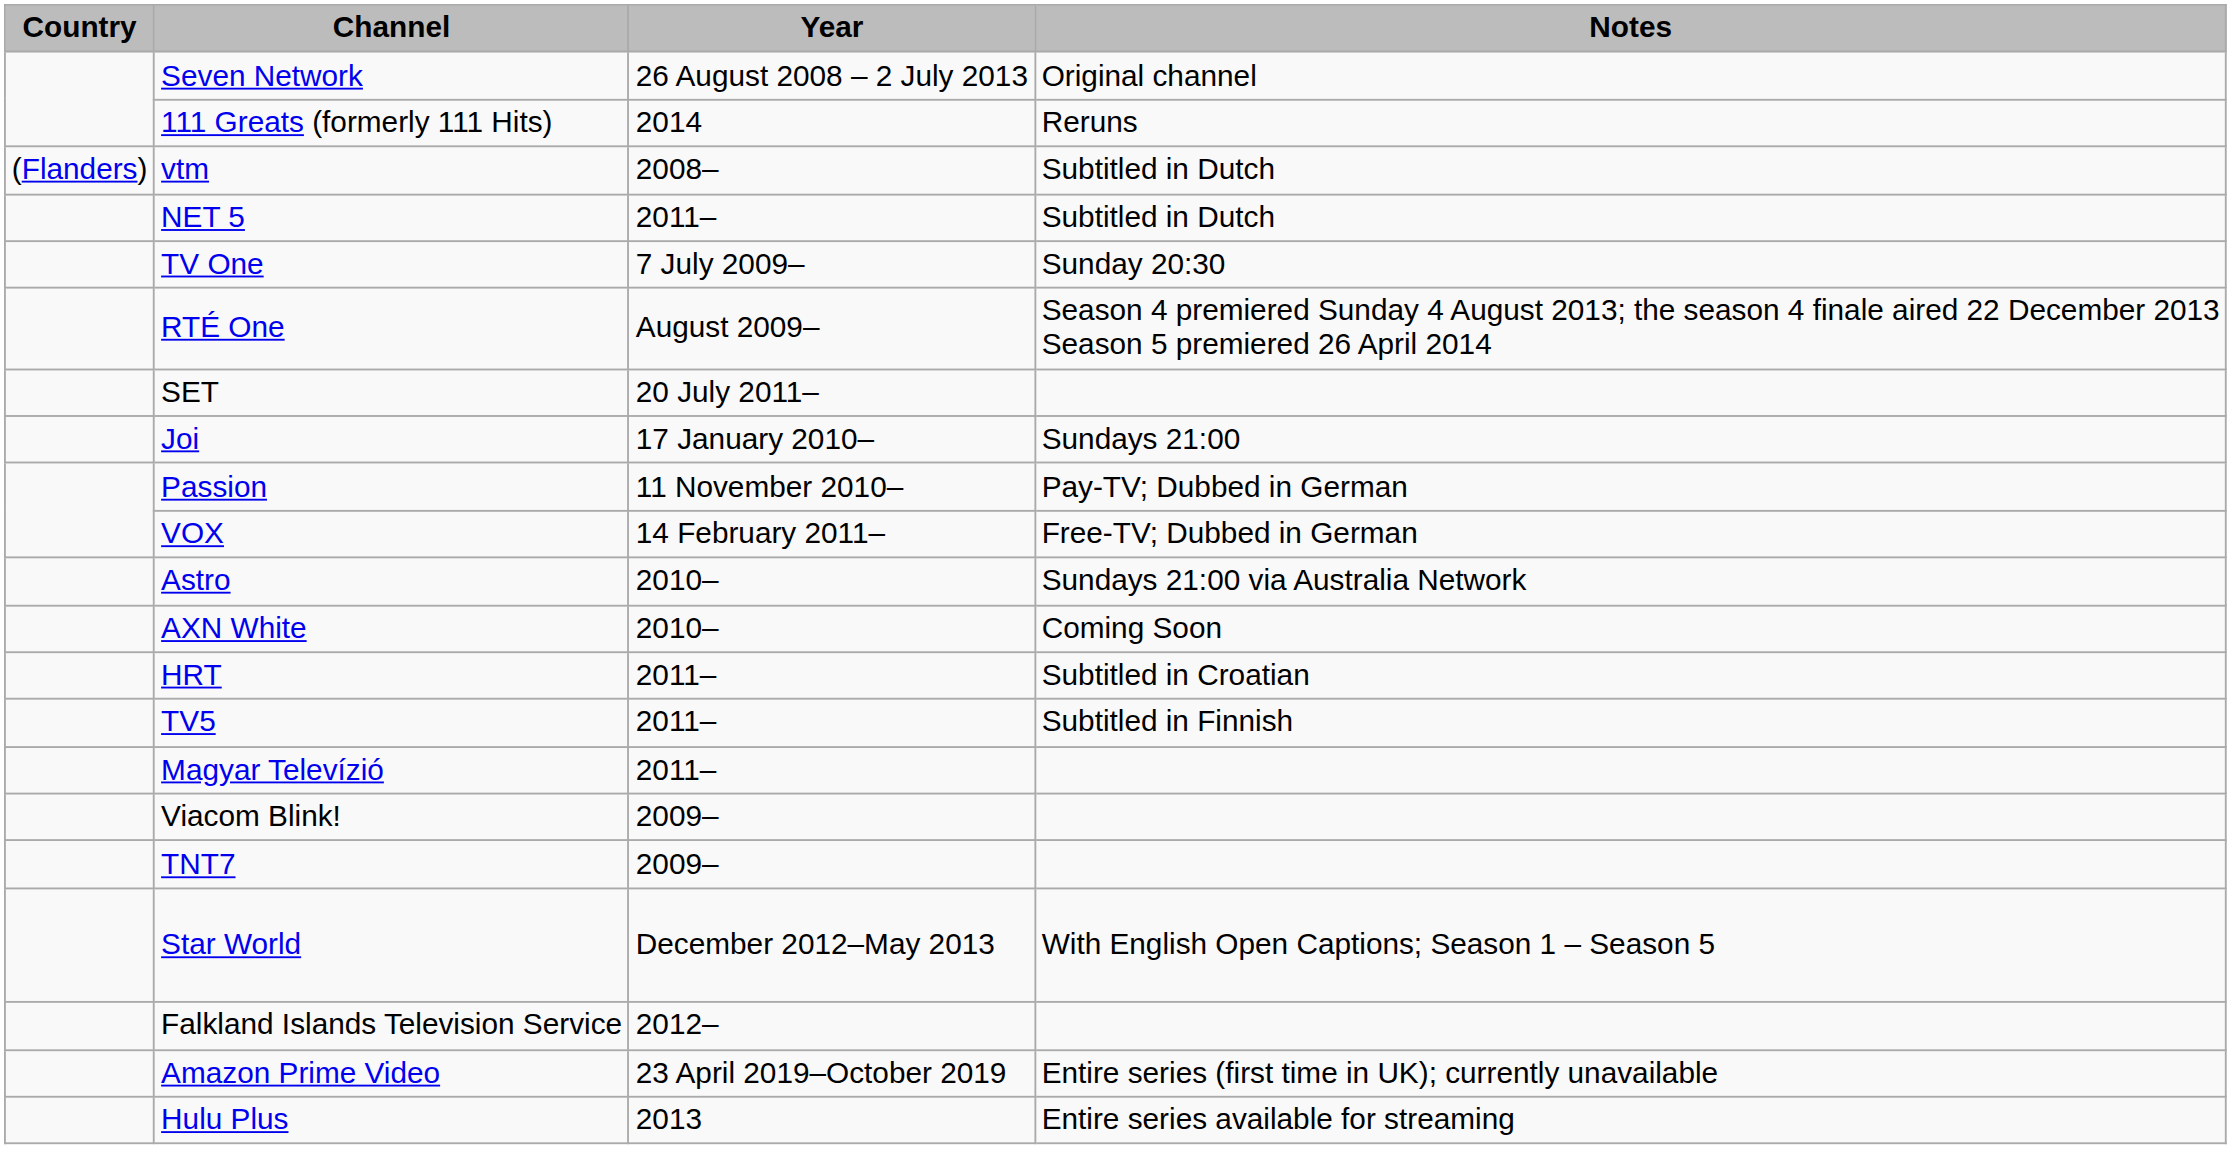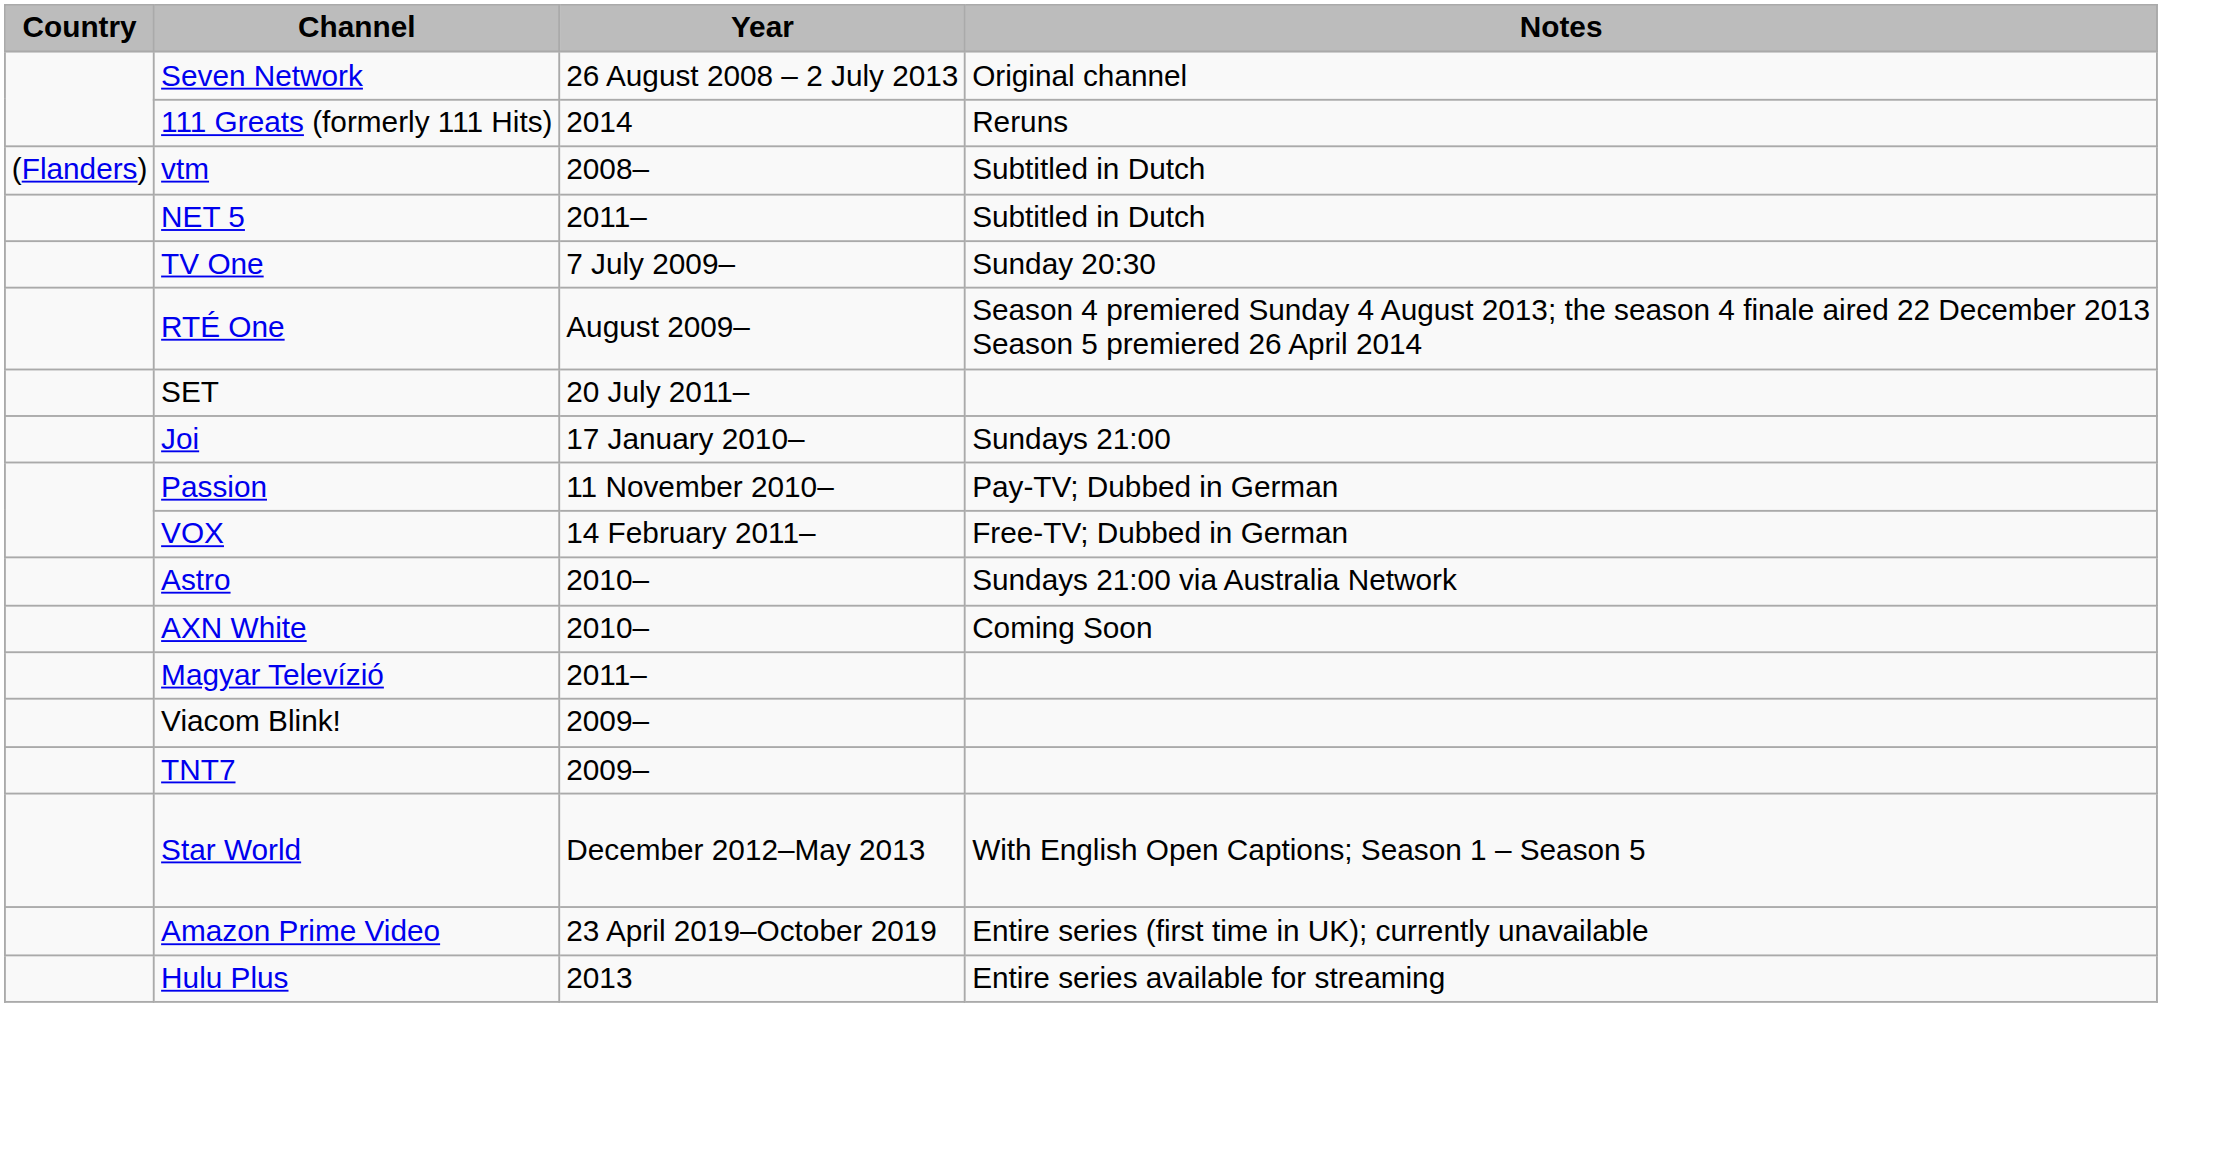- row: (191, 675)
- row: (188, 722)
- row: (392, 1025)
